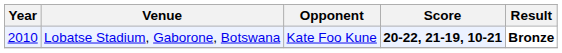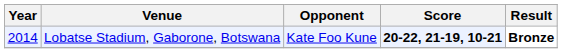(23, 37) 2010 -> (23, 37) 2014
